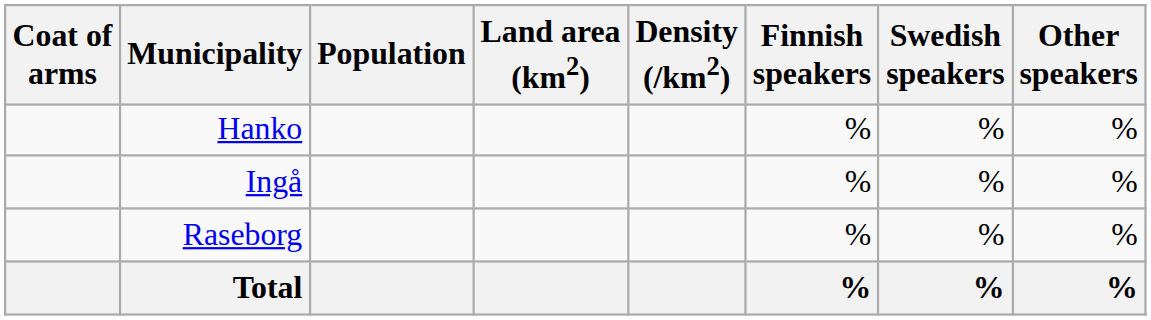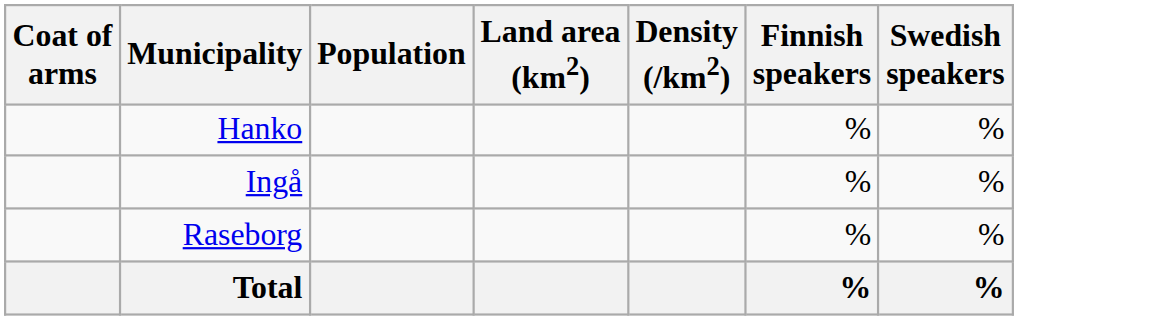- column: (1079, 54)
